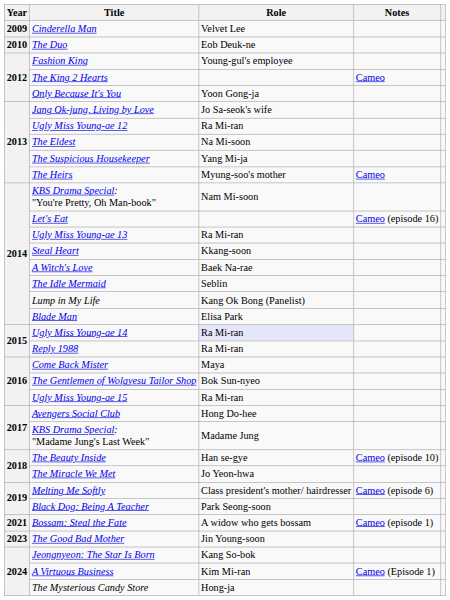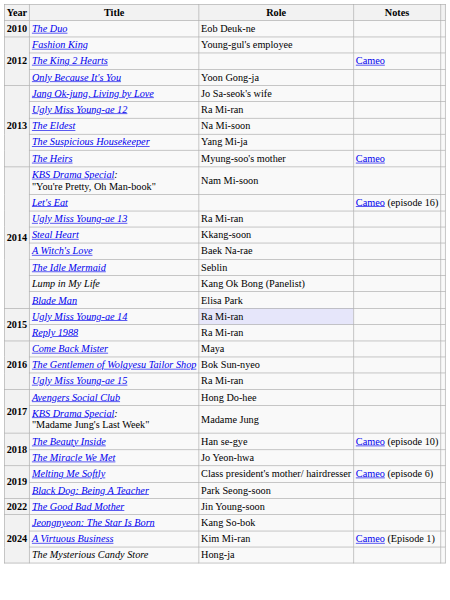- row: (64, 28)
- row: (79, 522)
(17, 539) 2023 -> (17, 506) 2022
